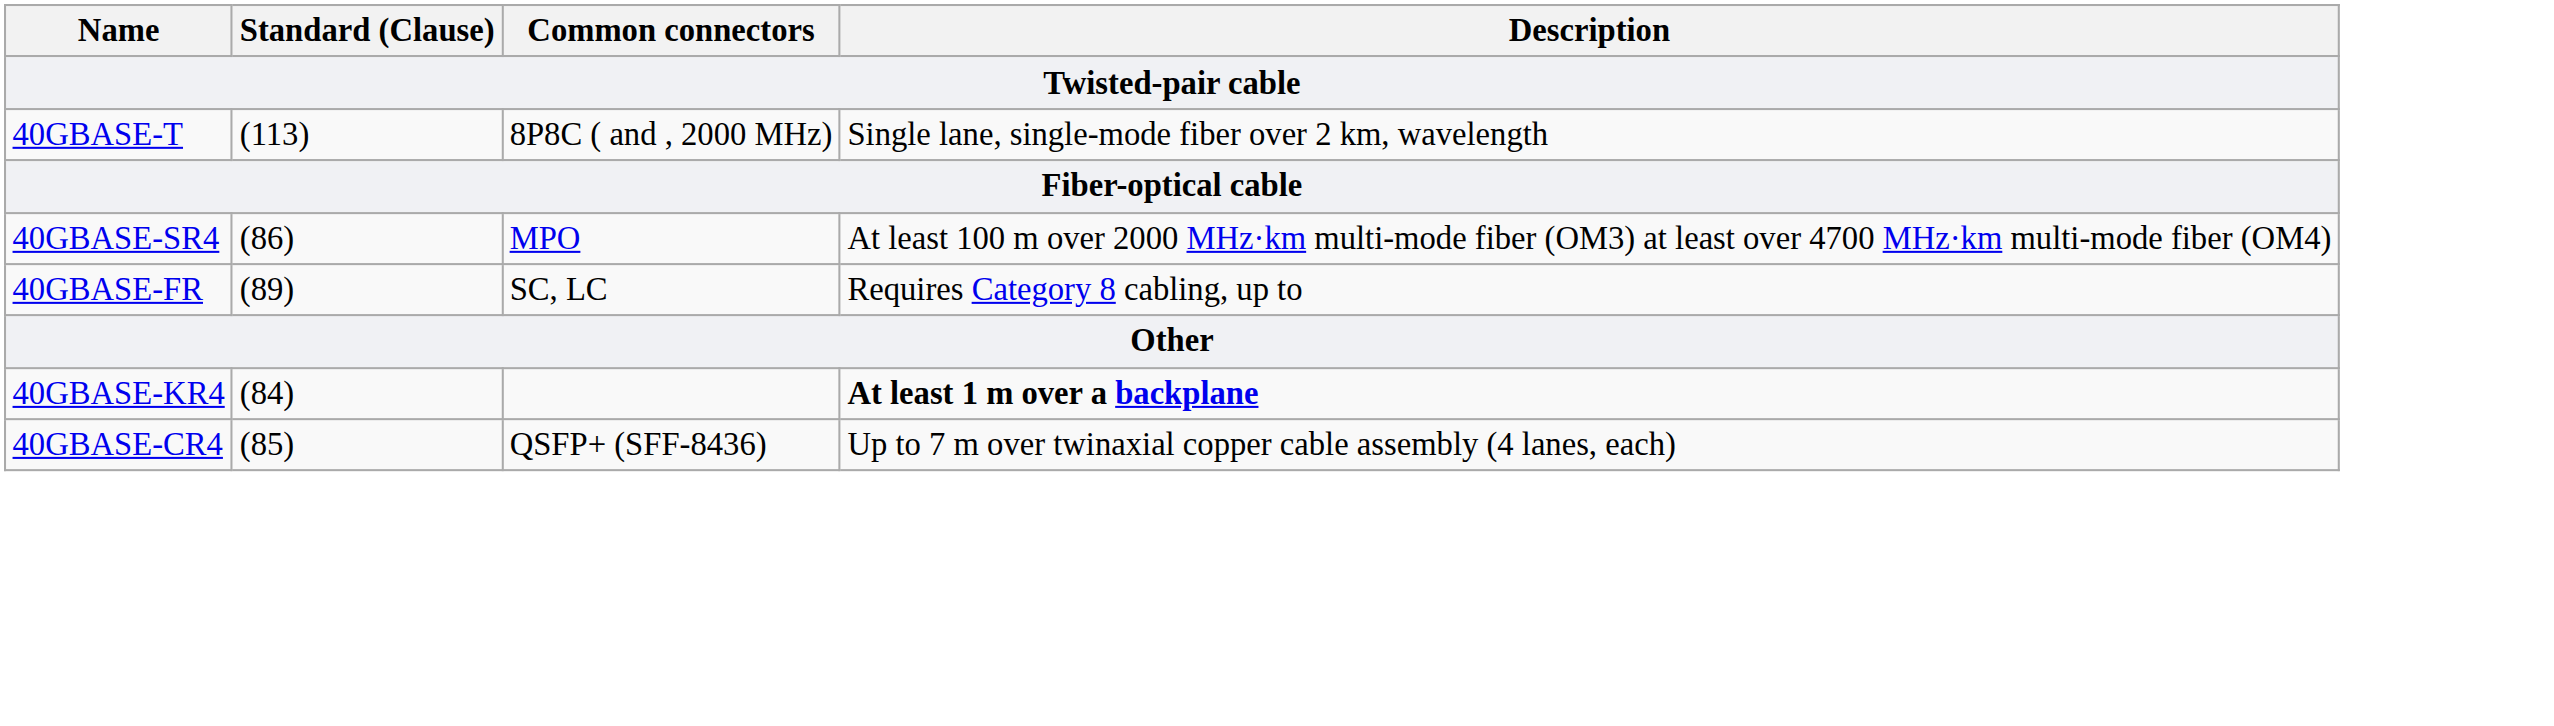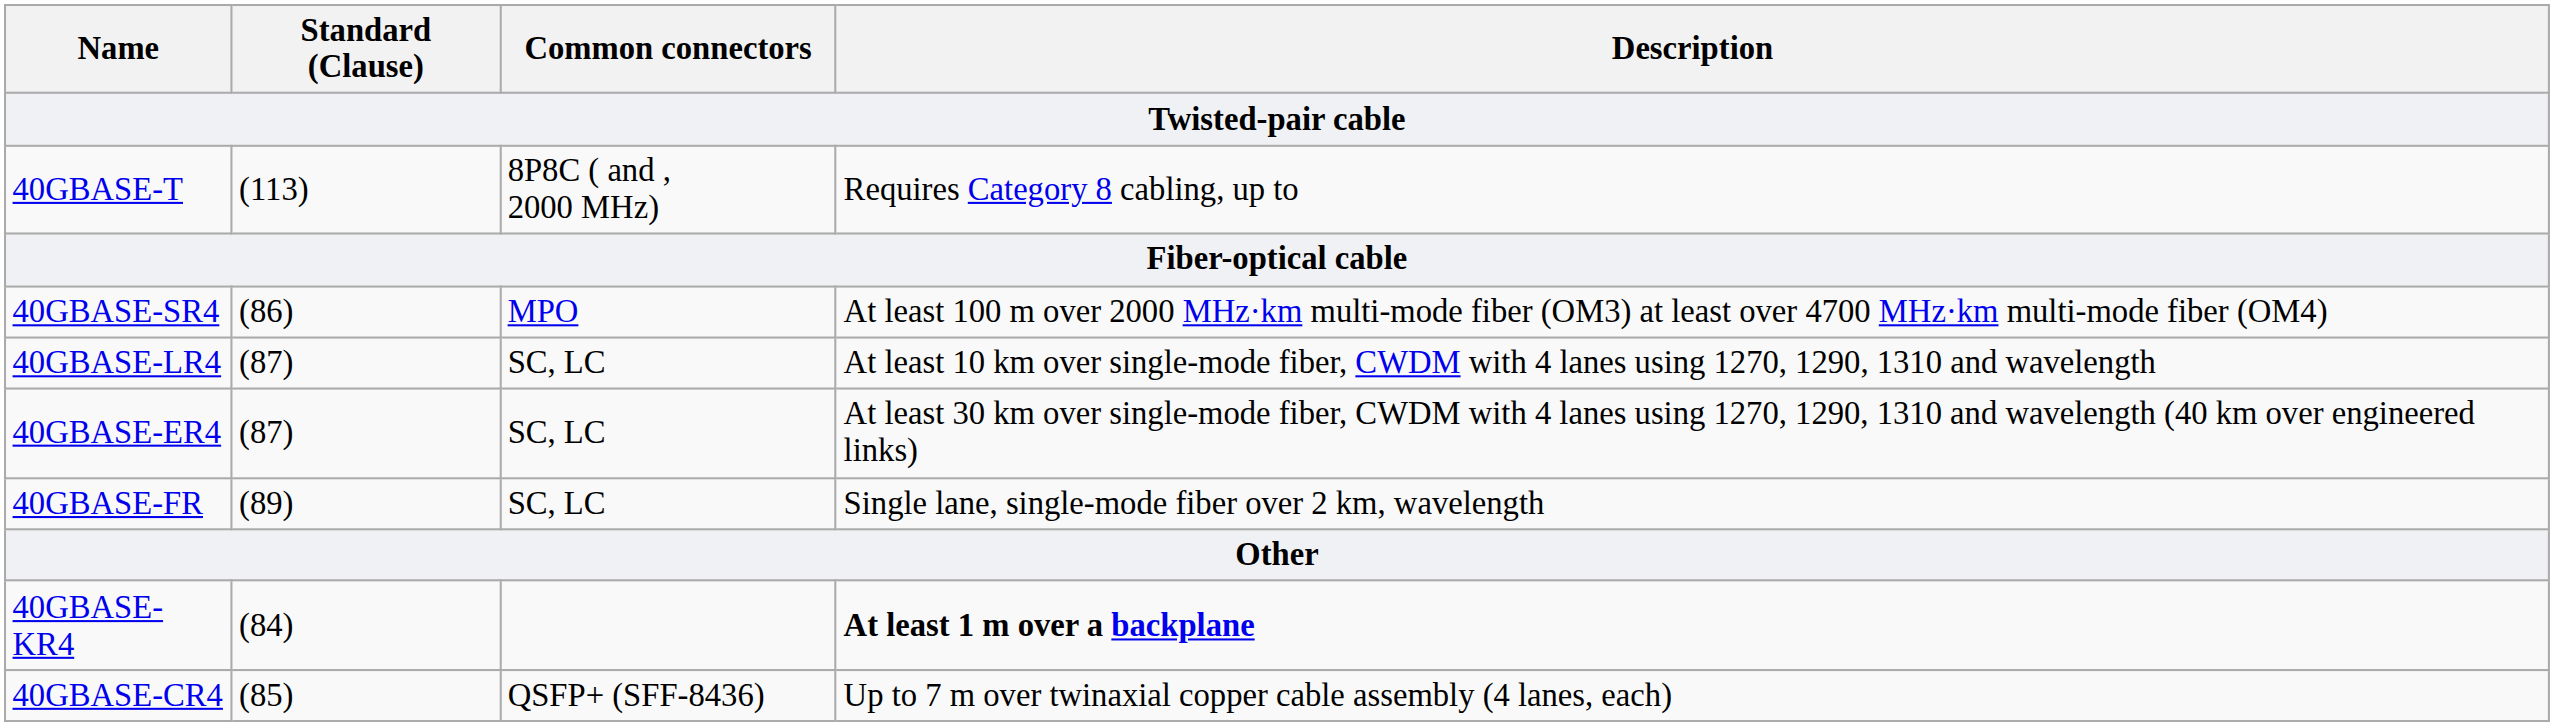(1198, 133) Single lane, single-mode fiber over 2 km, wavelength -> (1071, 188) Requires Category 8 cabling, up to
+ row: (117, 362)
+ row: (117, 432)
(1075, 289) Requires Category 8 cabling, up to -> (1194, 502) Single lane, single-mode fiber over 2 km, wavelength
